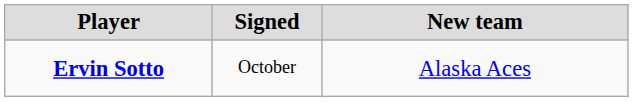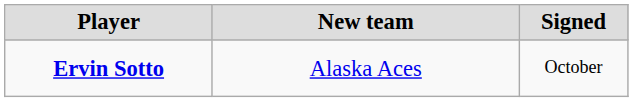columns swapped: (267, 22) <-> (475, 22)
